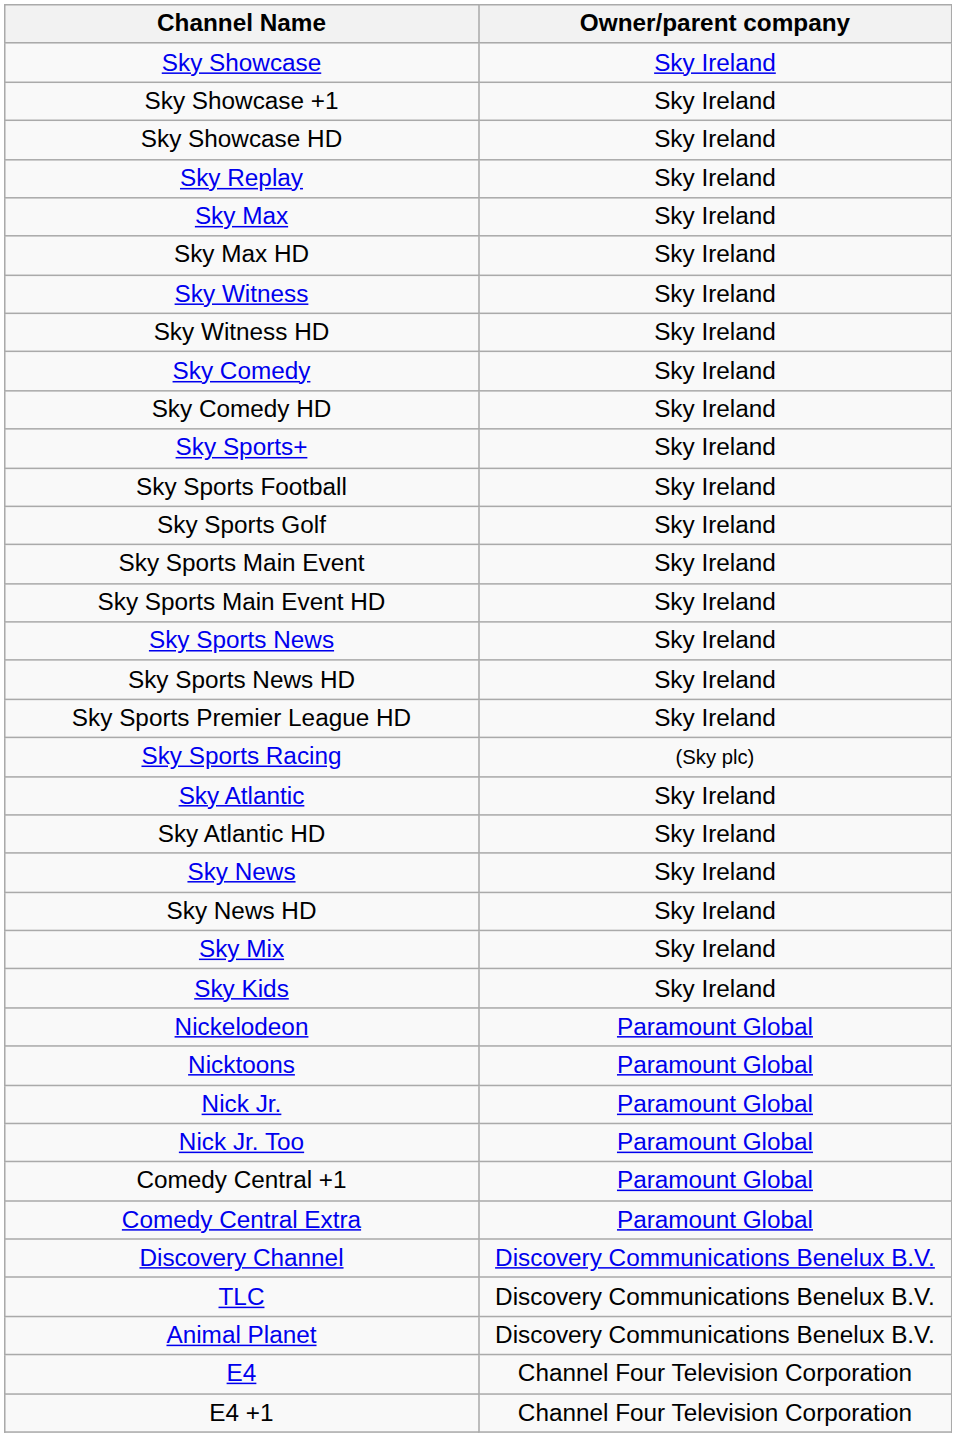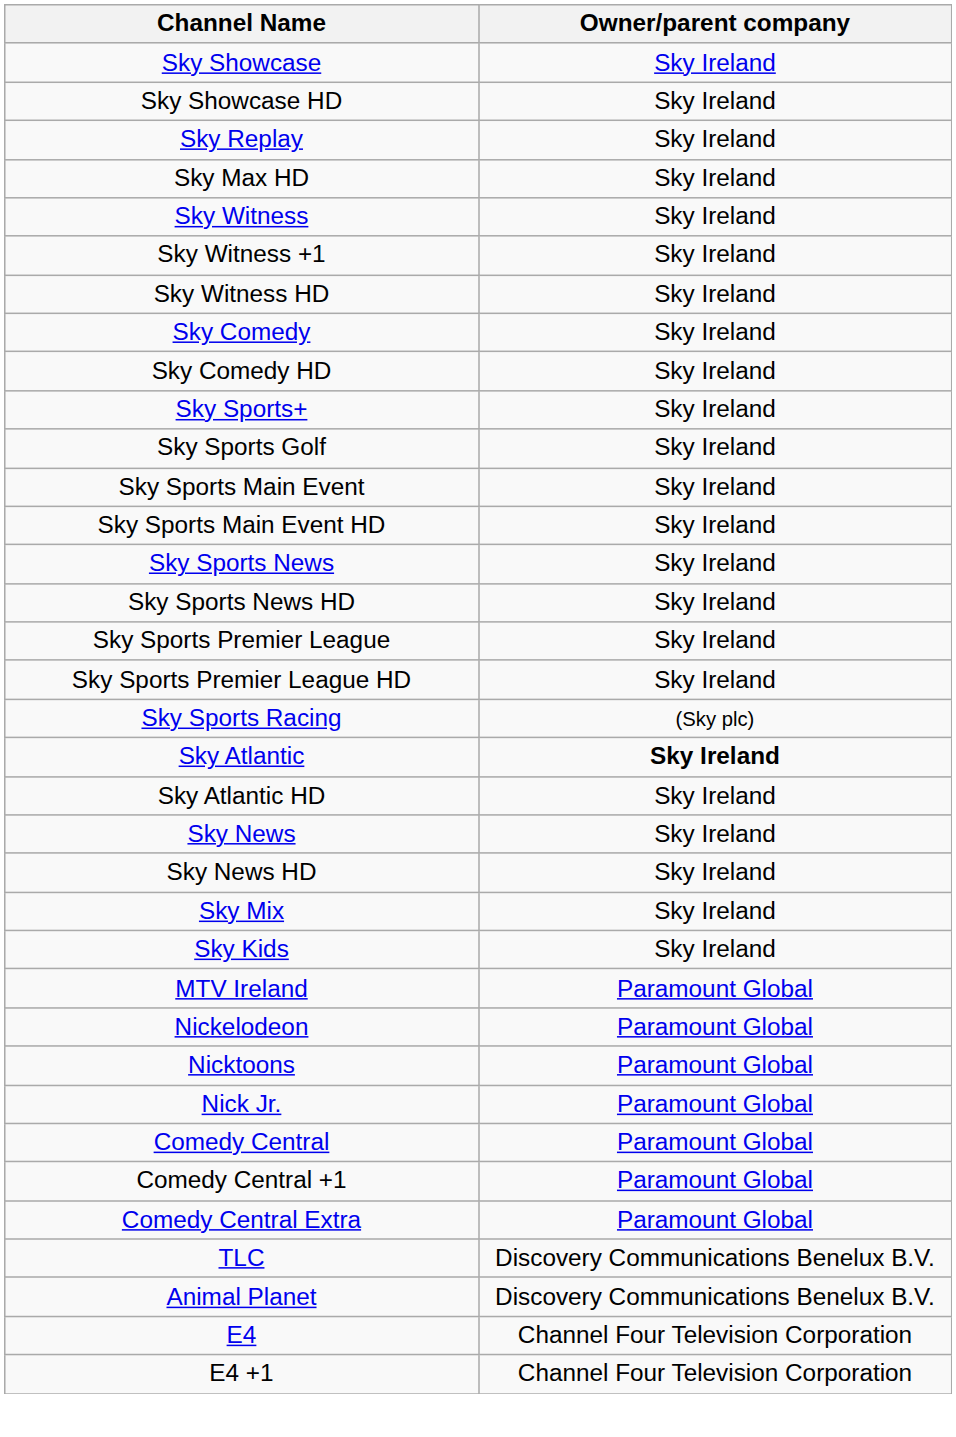- row: (242, 100)
- row: (241, 216)
+ row: (241, 255)
- row: (241, 486)
+ row: (241, 640)
(715, 795) normal -> (715, 756) bold
+ row: (241, 988)
- row: (242, 1142)
+ row: (241, 1142)
- row: (241, 1258)
